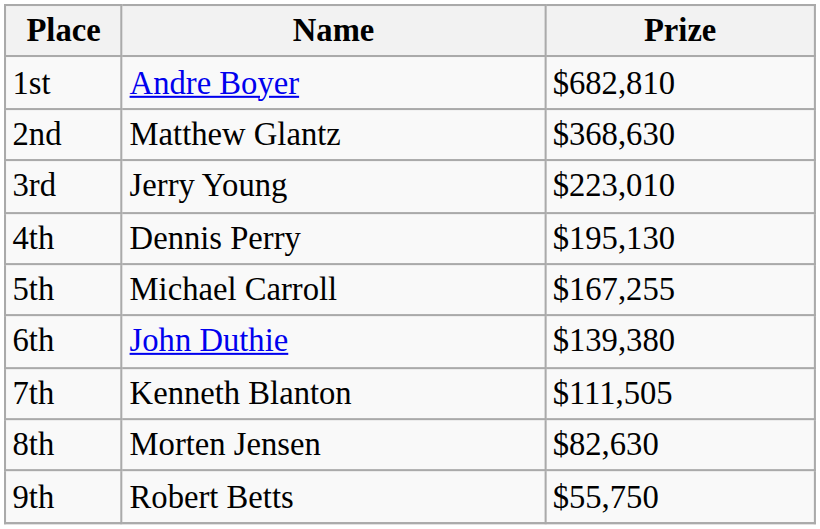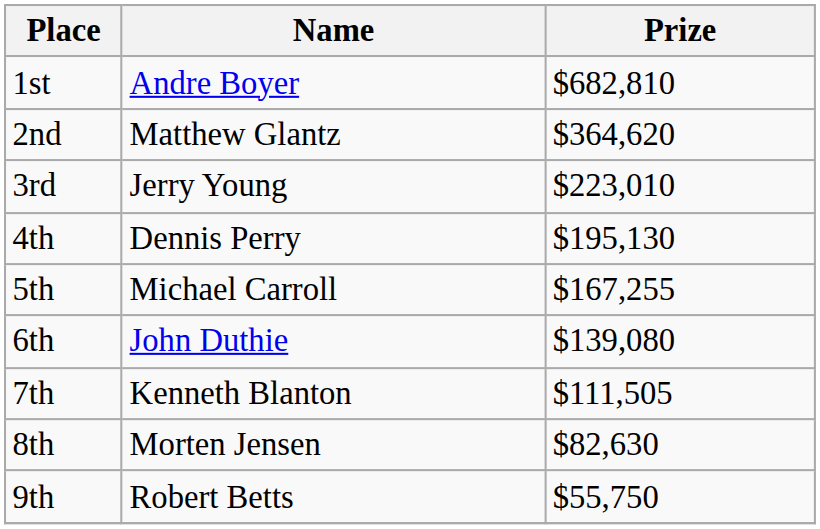(614, 133) $368,630 -> (614, 133) $364,620
(614, 340) $139,380 -> (614, 340) $139,080
